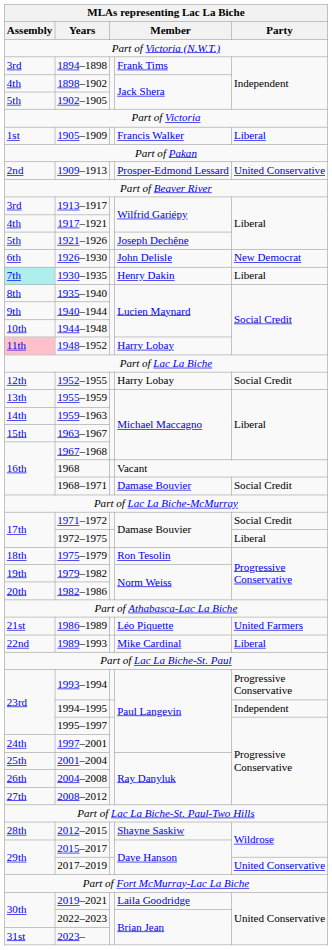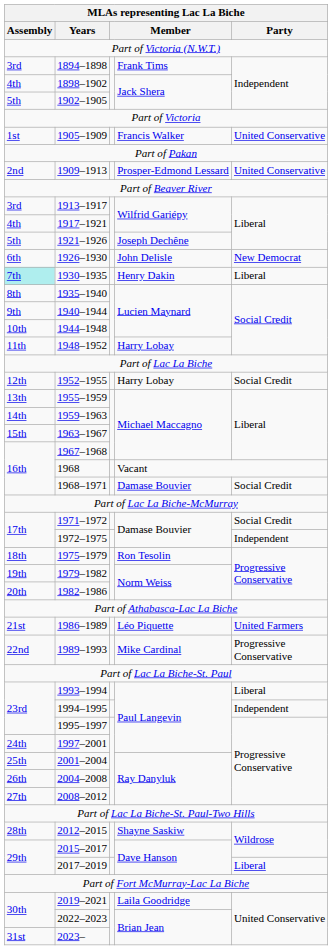(250, 135) Liberal -> (280, 135) United Conservative
(16, 345) pink background -> (16, 345) no background
(250, 538) Liberal -> (261, 538) Independent
(250, 643) Liberal -> (263, 649) Progressive Conservative
(263, 684) Progressive Conservative -> (250, 691) Liberal
(280, 866) United Conservative -> (250, 866) Liberal
